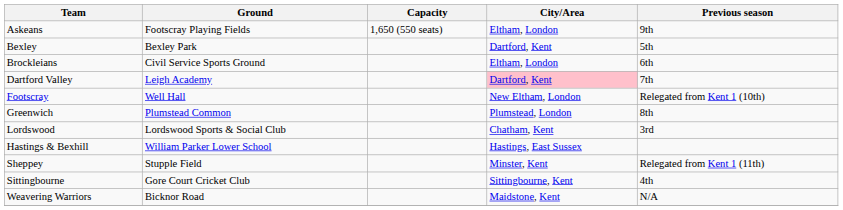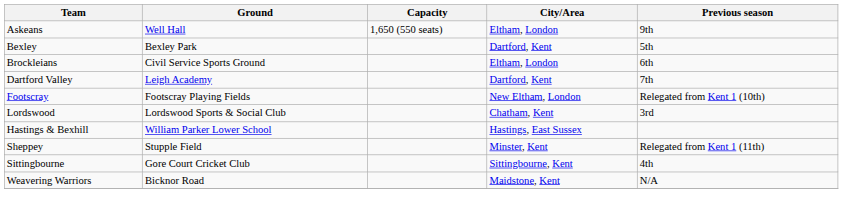(197, 29) Footscray Playing Fields -> (165, 29) Well Hall
(521, 79) pink background -> (521, 79) no background
(165, 96) Well Hall -> (197, 96) Footscray Playing Fields
- row: (30, 113)
